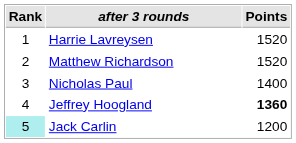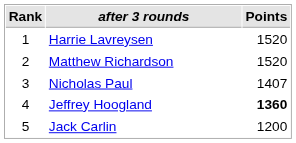(272, 83) 1400 -> (272, 83) 1407
(25, 127) paleturquoise background -> (25, 127) no background
